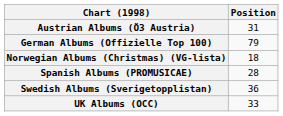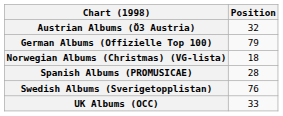(253, 27) 31 -> (253, 27) 32
(253, 88) 36 -> (253, 88) 76
